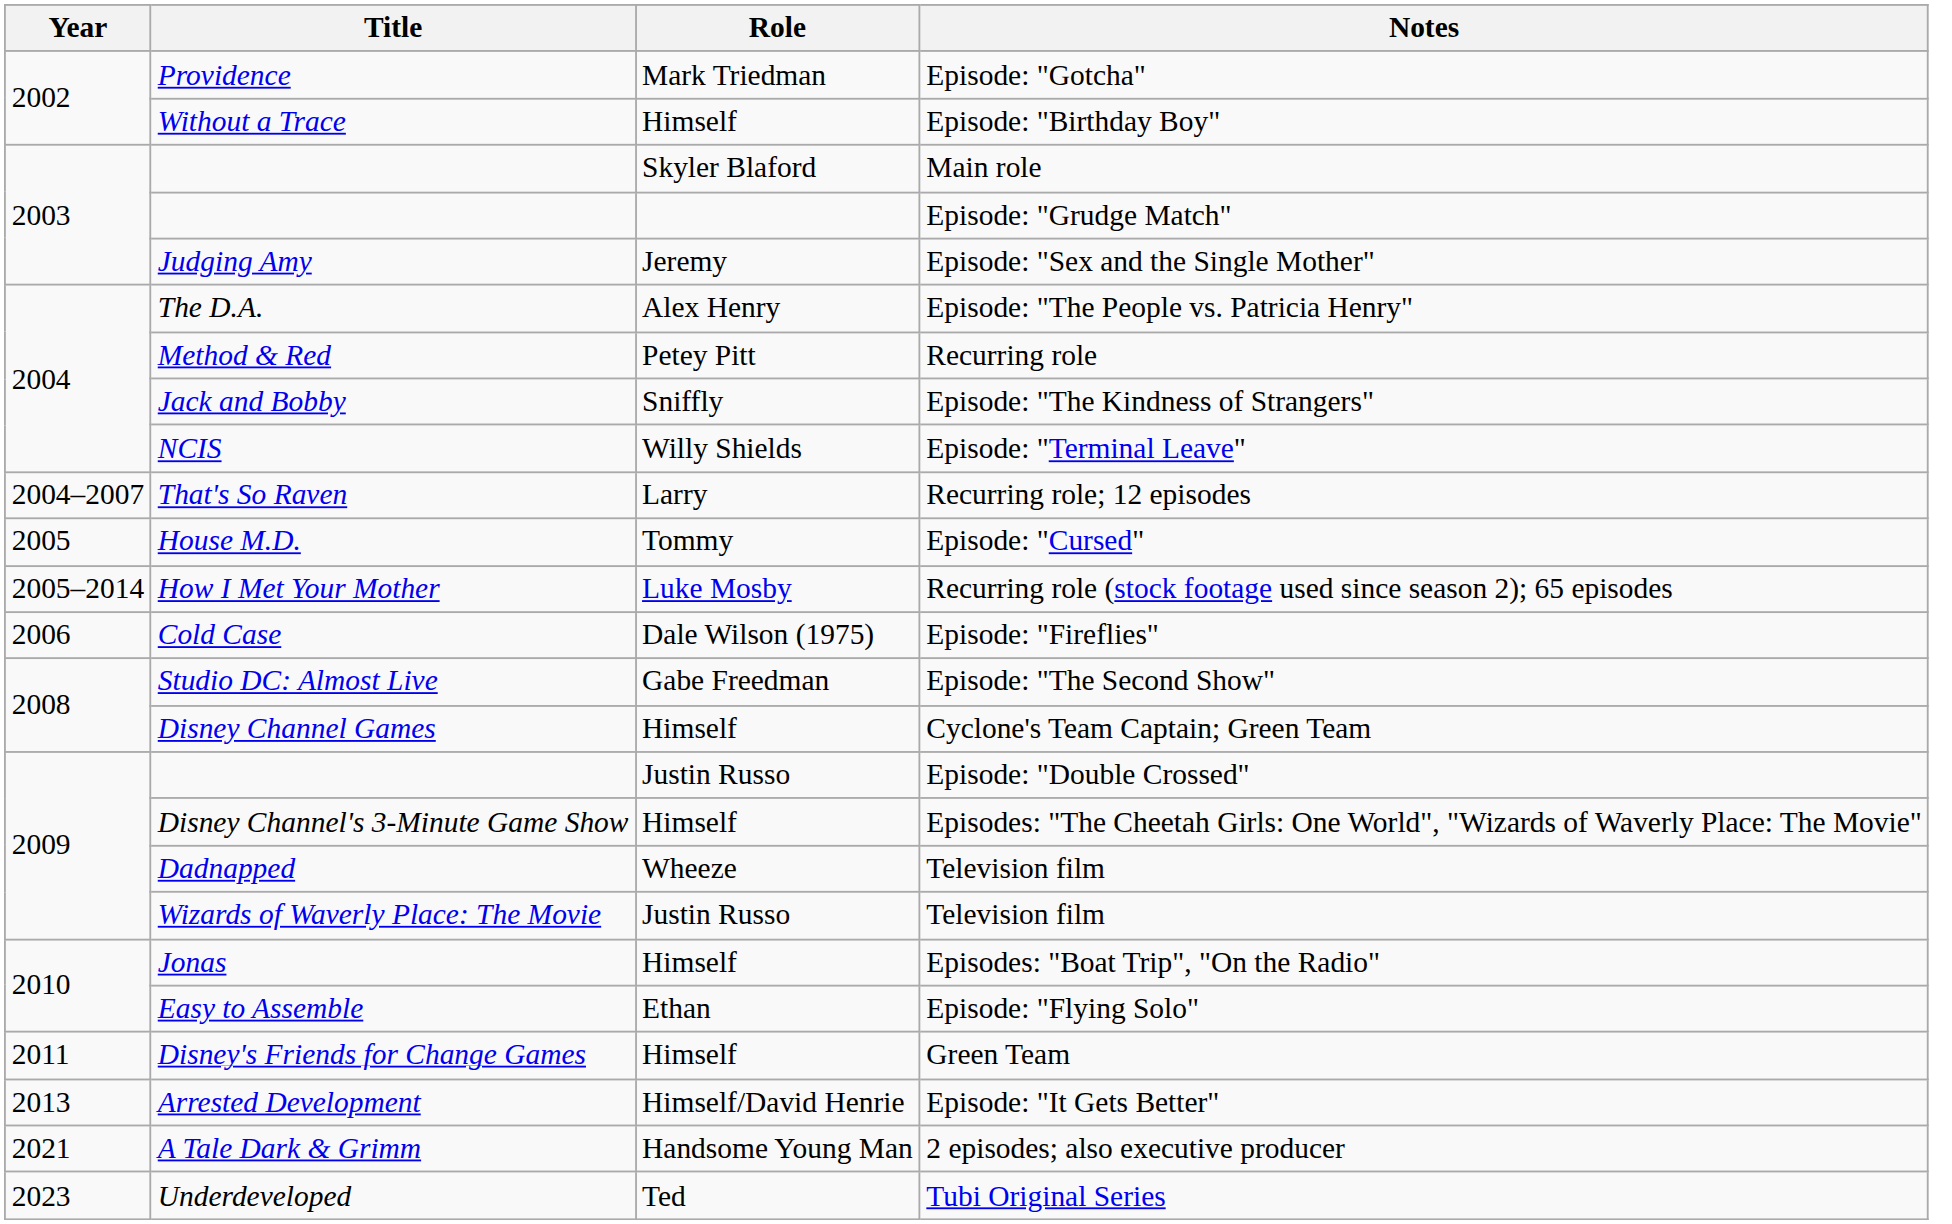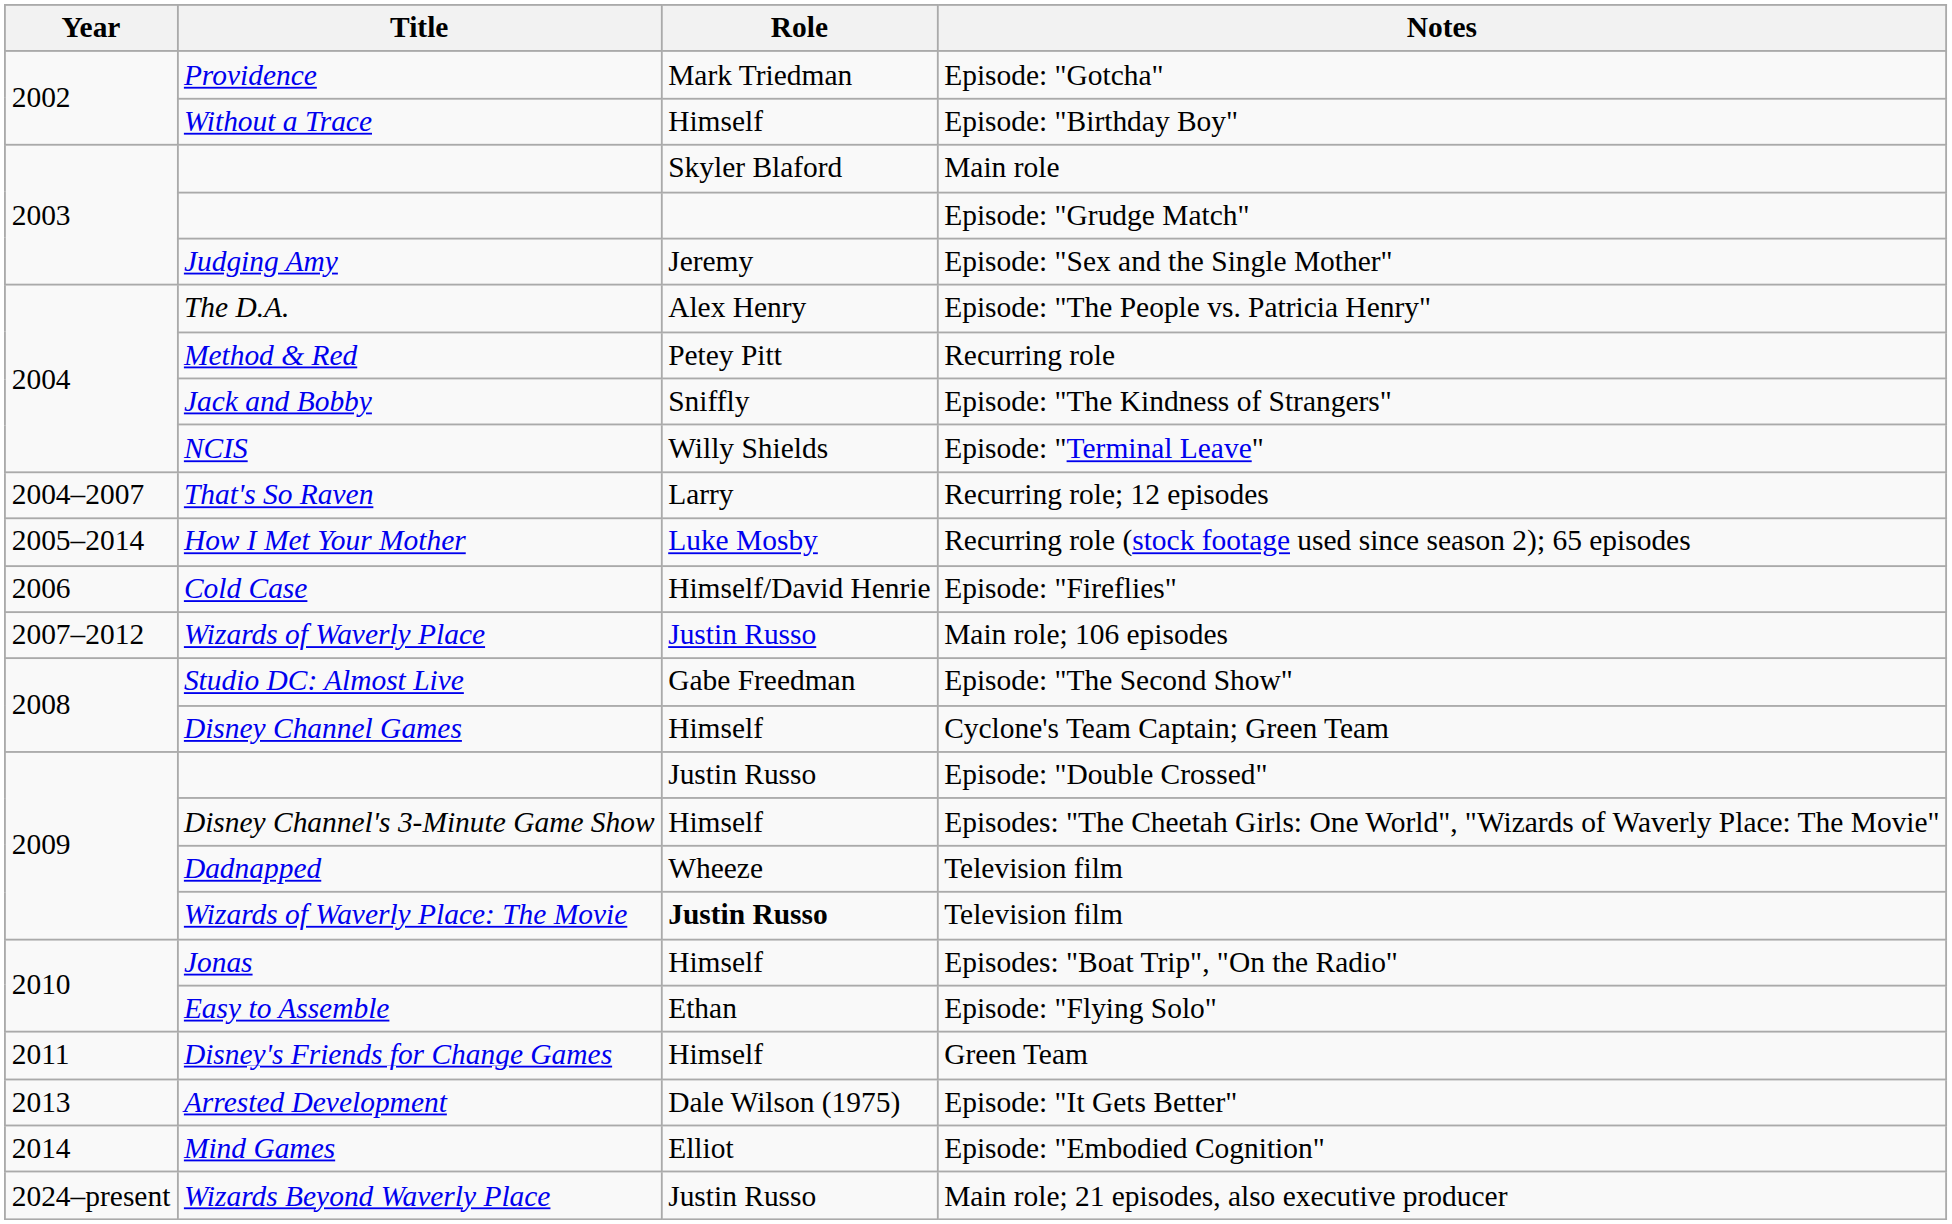- row: (229, 541)
(758, 634) Dale Wilson (1975) -> (799, 588) Himself/David Henrie
+ row: (334, 634)
(716, 914) normal -> (748, 914) bold
(773, 1101) Himself/David Henrie -> (784, 1101) Dale Wilson (1975)
+ row: (260, 1148)
- row: (289, 1148)
- row: (254, 1195)
+ row: (367, 1195)
